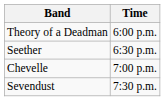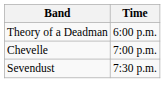- row: (24, 50)
